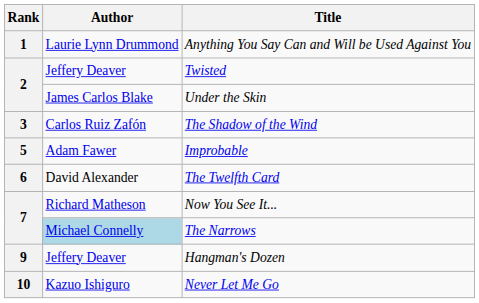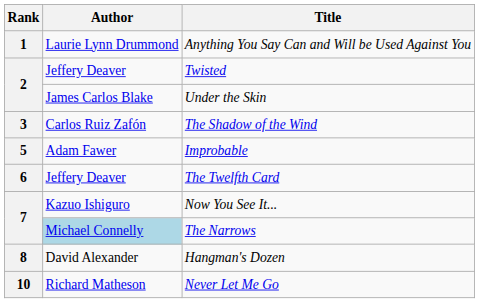(92, 177) David Alexander -> (86, 177) Jeffery Deaver
(96, 204) Richard Matheson -> (88, 204) Kazuo Ishiguro
(23, 257) 9 -> (23, 257) 8
(86, 257) Jeffery Deaver -> (92, 257) David Alexander
(88, 284) Kazuo Ishiguro -> (96, 284) Richard Matheson
